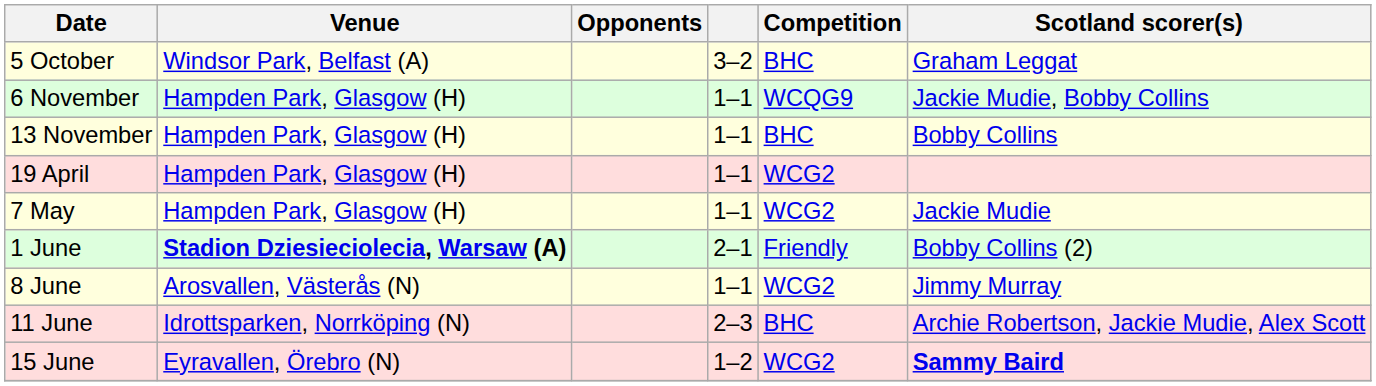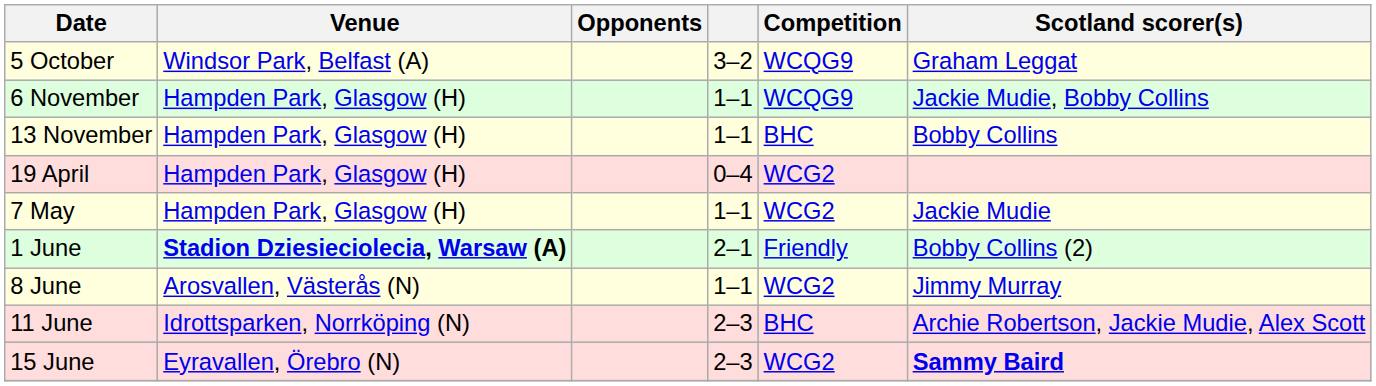(789, 60) BHC -> (808, 60) WCQG9
(733, 173) 1–1 -> (733, 173) 0–4
(733, 361) 1–2 -> (733, 361) 2–3
